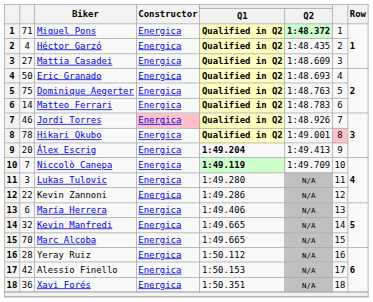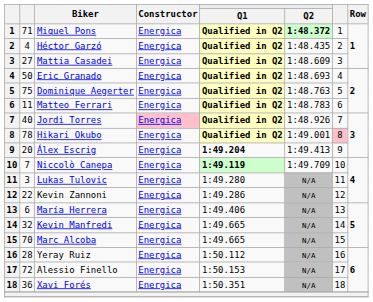(27, 106) 14 -> (27, 106) 11
(27, 121) 46 -> (27, 121) 40
(27, 270) 42 -> (27, 270) 72
